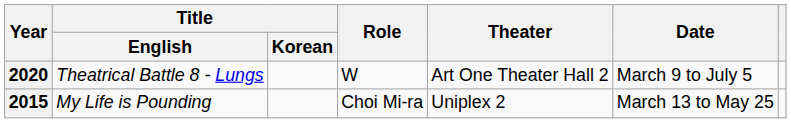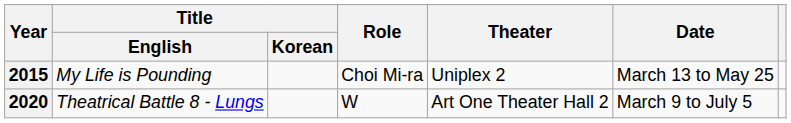rows swapped: (28, 103) <-> (28, 74)
